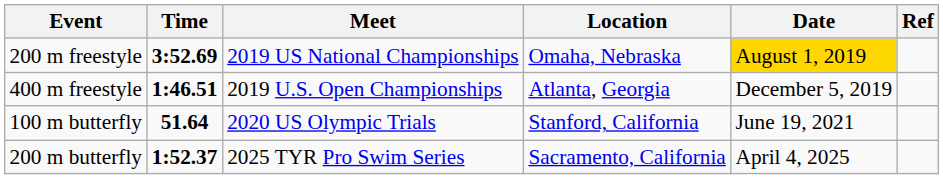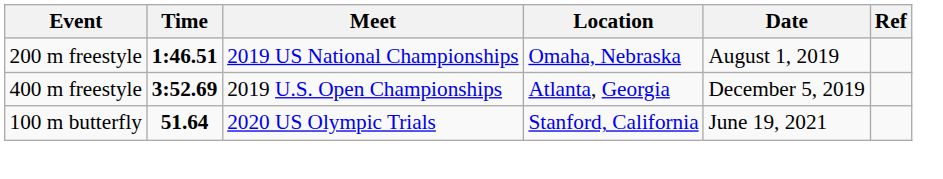(185, 55) 3:52.69 -> (185, 55) 1:46.51
(801, 55) gold background -> (774, 55) no background
(185, 88) 1:46.51 -> (185, 88) 3:52.69
- row: (76, 156)
